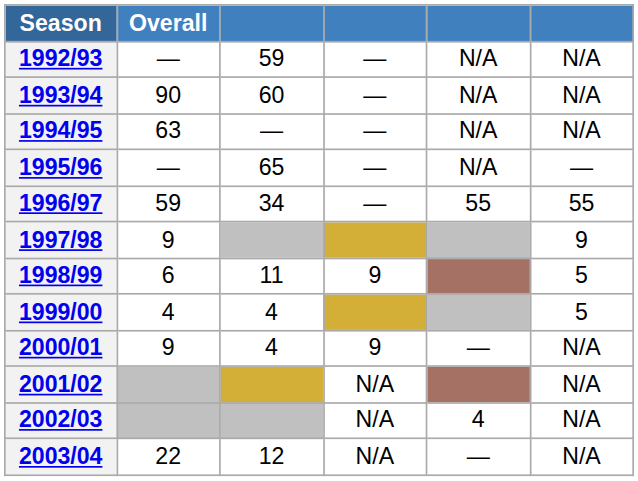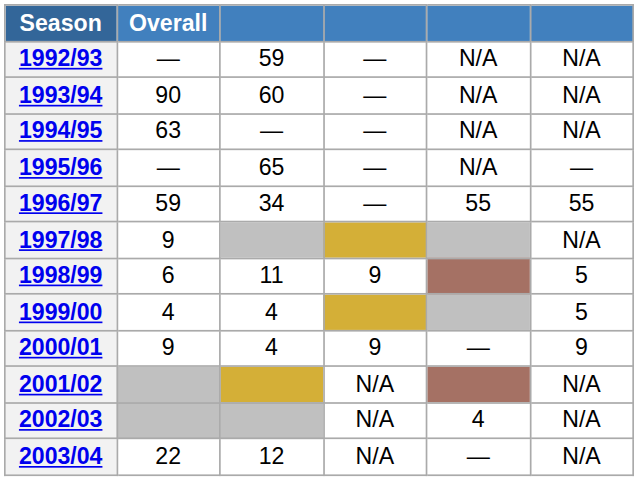(581, 239) 9 -> (581, 239) N/A
(581, 348) N/A -> (581, 348) 9
